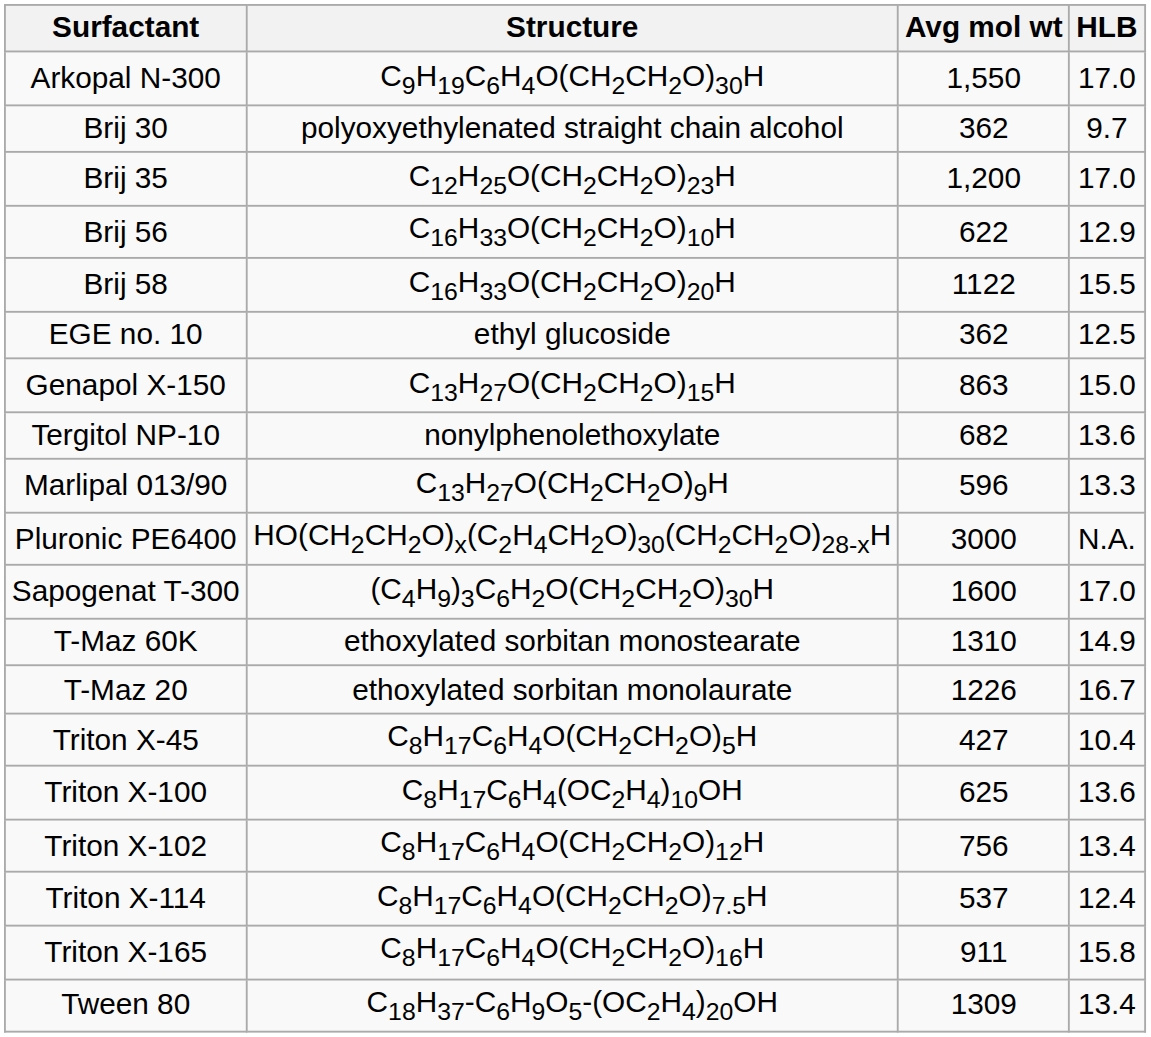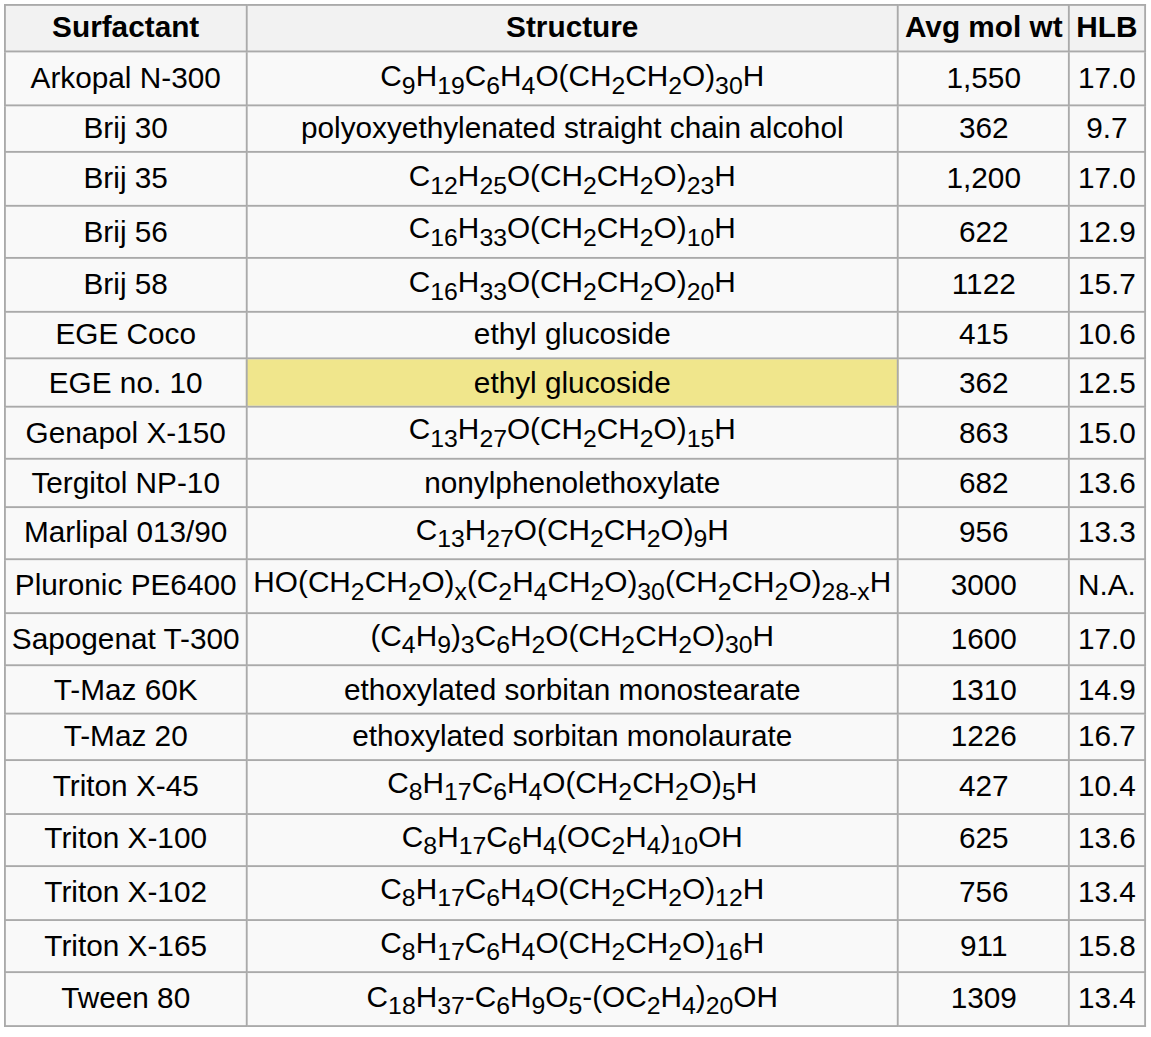(1107, 284) 15.5 -> (1107, 284) 15.7
+ row: (126, 334)
(572, 334) no background -> (572, 382) khaki background
(984, 485) 596 -> (984, 532) 956
- row: (126, 898)
